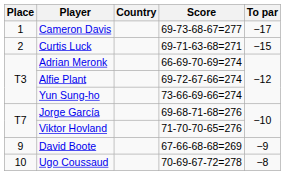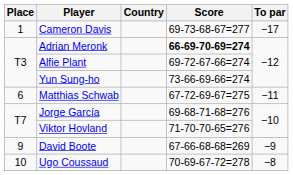- row: (65, 46)
(202, 63) normal -> (209, 46) bold
+ row: (79, 96)
